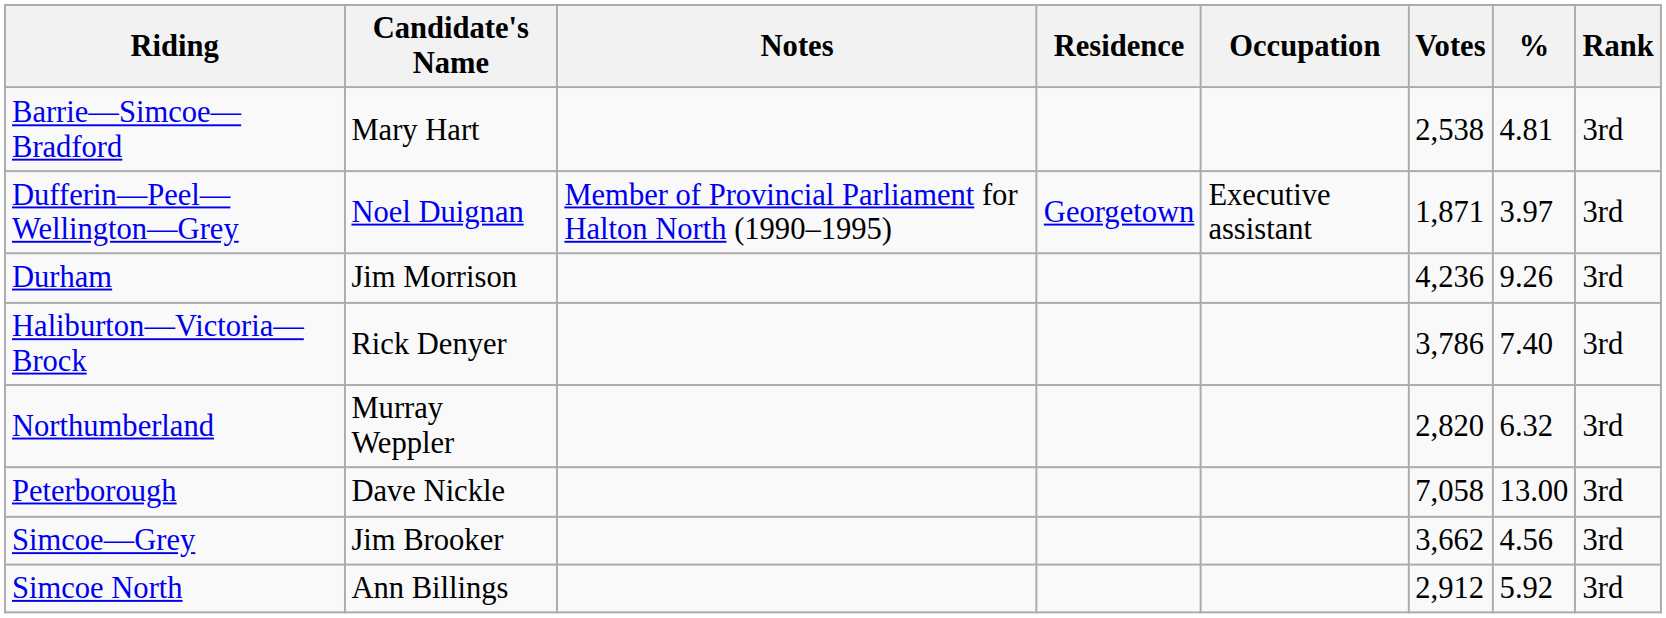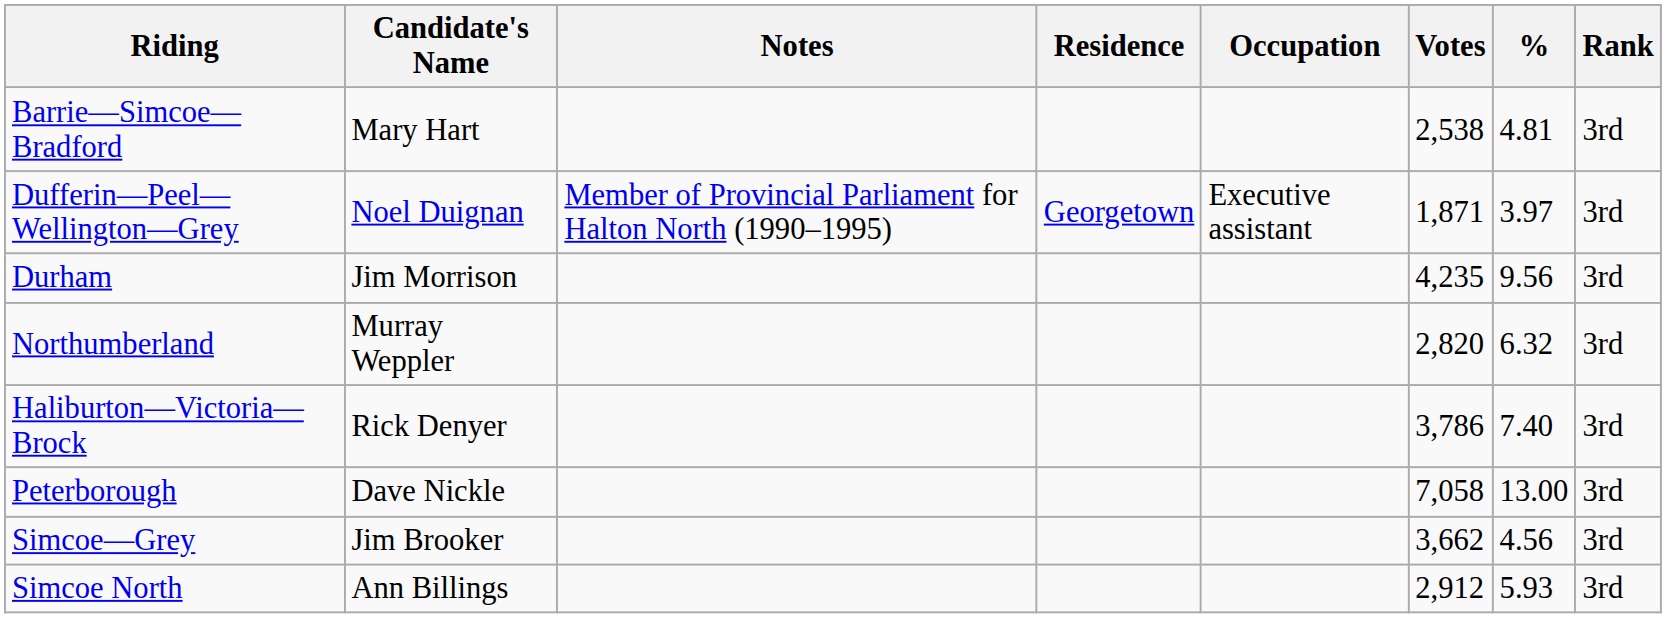(1450, 277) 4,236 -> (1450, 277) 4,235
(1526, 277) 9.26 -> (1526, 277) 9.56
rows swapped: (158, 342) <-> (113, 425)
(1526, 588) 5.92 -> (1526, 588) 5.93
